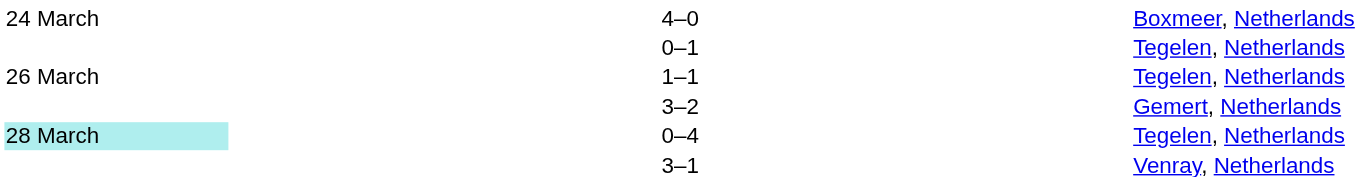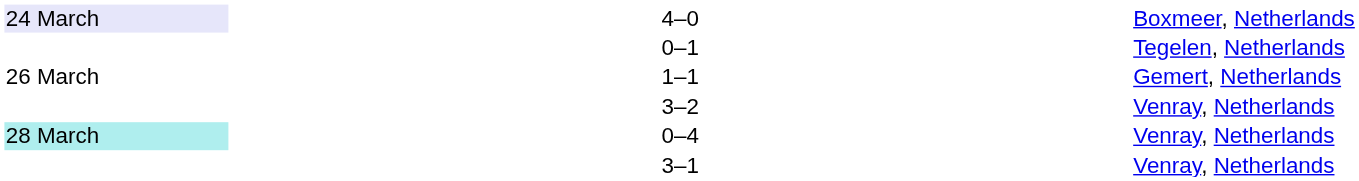(52, 18) no background -> (52, 18) lavender background
(1239, 77) Tegelen, Netherlands -> (1237, 77) Gemert, Netherlands
(1237, 106) Gemert, Netherlands -> (1234, 106) Venray, Netherlands
(1239, 135) Tegelen, Netherlands -> (1234, 135) Venray, Netherlands
